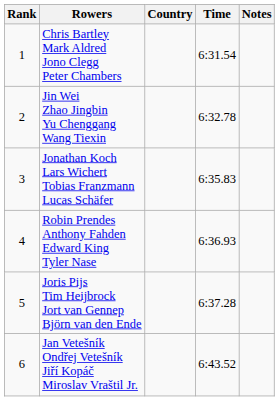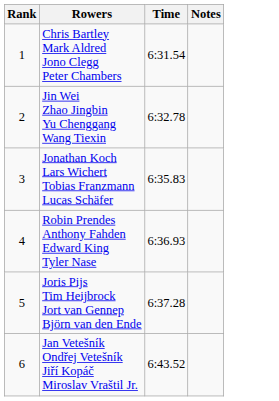- column: (170, 14)
